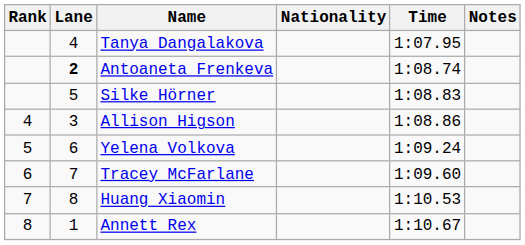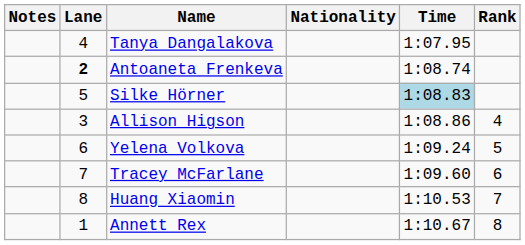columns swapped: (28, 18) <-> (493, 18)
(428, 96) no background -> (437, 96) lightblue background
